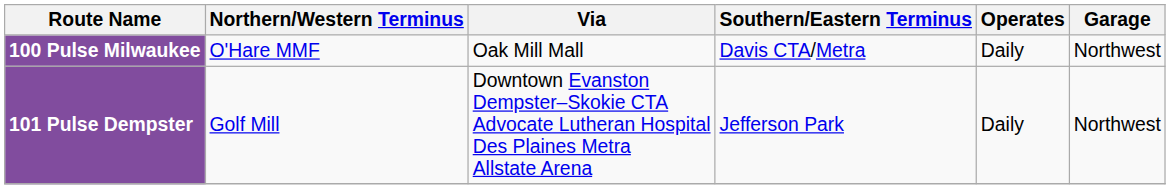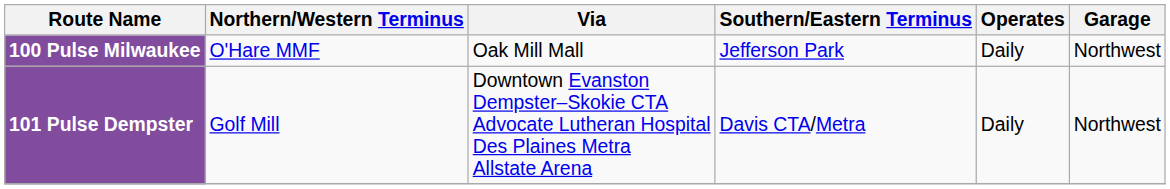(792, 50) Davis CTA/Metra -> (782, 50) Jefferson Park
(782, 124) Jefferson Park -> (792, 124) Davis CTA/Metra
